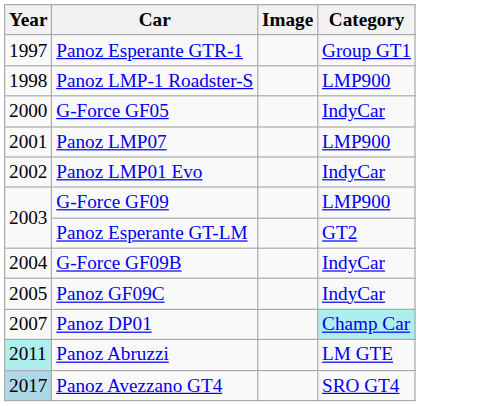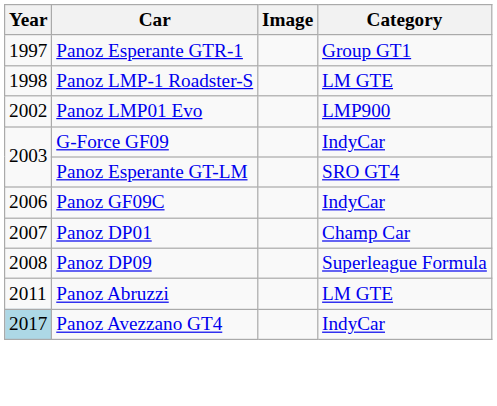(356, 80) LMP900 -> (358, 80) LM GTE
- row: (113, 111)
- row: (111, 141)
(354, 171) IndyCar -> (356, 111) LMP900
(356, 202) LMP900 -> (354, 141) IndyCar
(340, 232) GT2 -> (361, 171) SRO GT4
- row: (119, 263)
(28, 293) 2005 -> (28, 202) 2006
(366, 324) paleturquoise background -> (366, 232) no background
+ row: (104, 263)
(28, 354) paleturquoise background -> (28, 293) no background
(361, 385) SRO GT4 -> (354, 324) IndyCar
